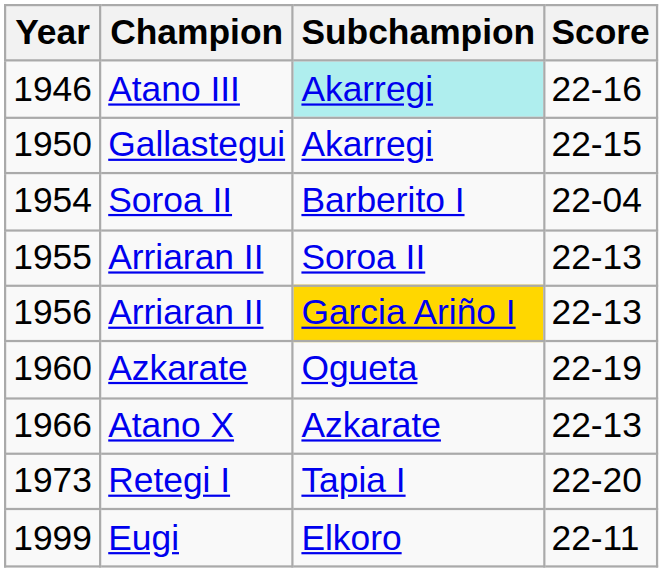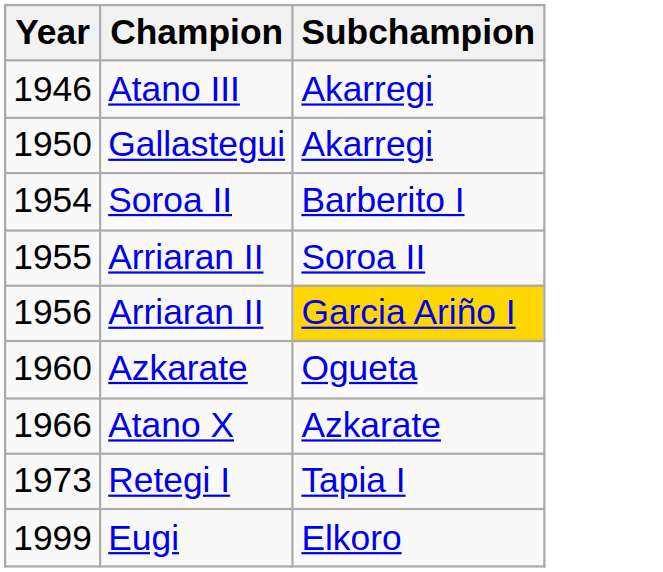- column: (601, 32)
(367, 88) paleturquoise background -> (367, 88) no background
